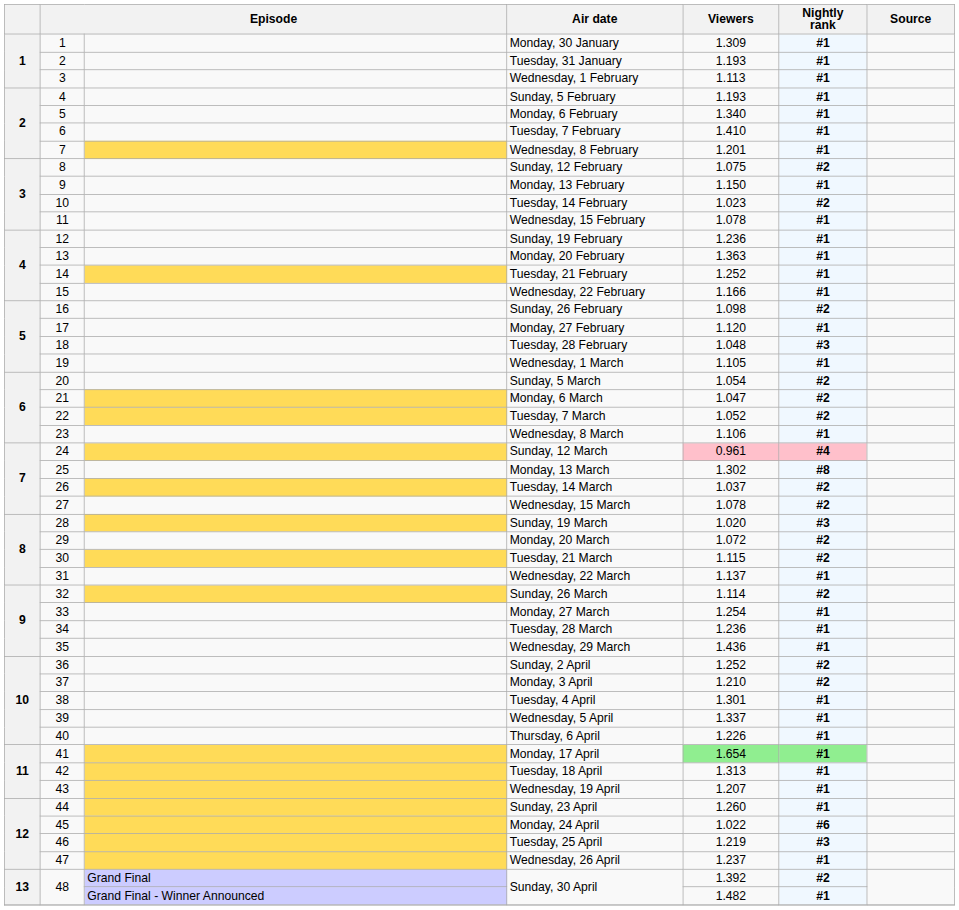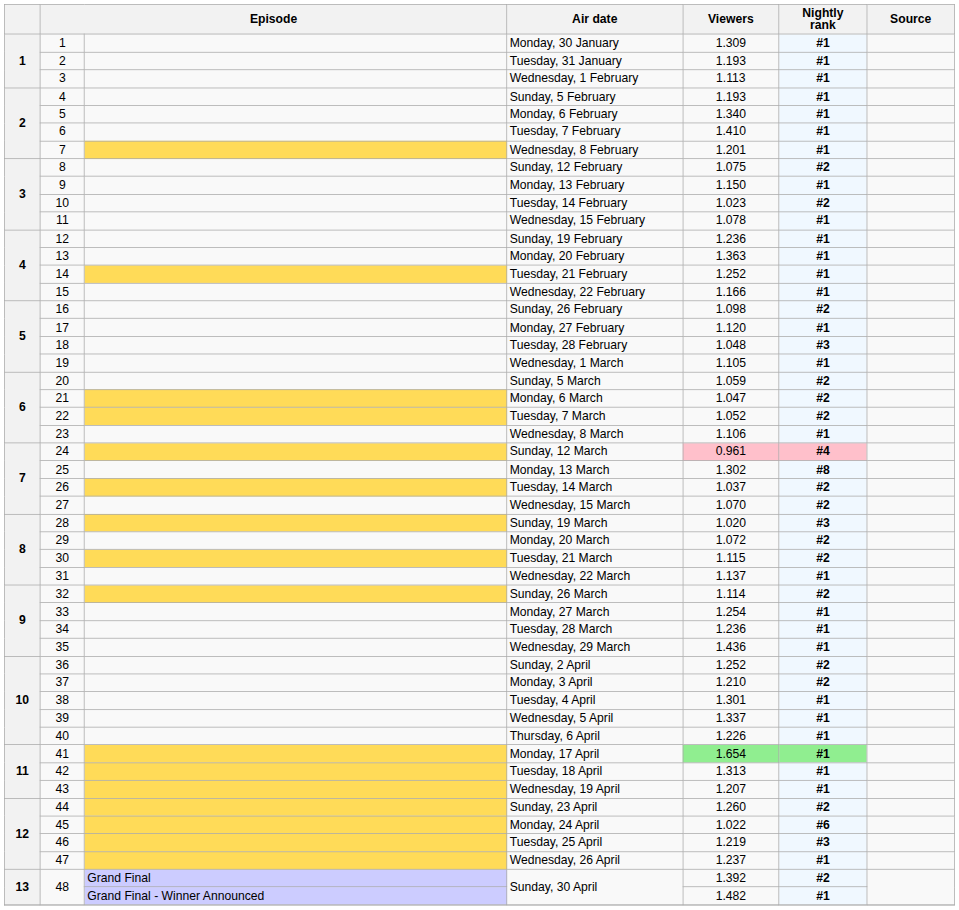(731, 380) 1.054 -> (731, 380) 1.059
(731, 505) 1.078 -> (731, 505) 1.070
(823, 807) #1 -> (823, 807) #2
